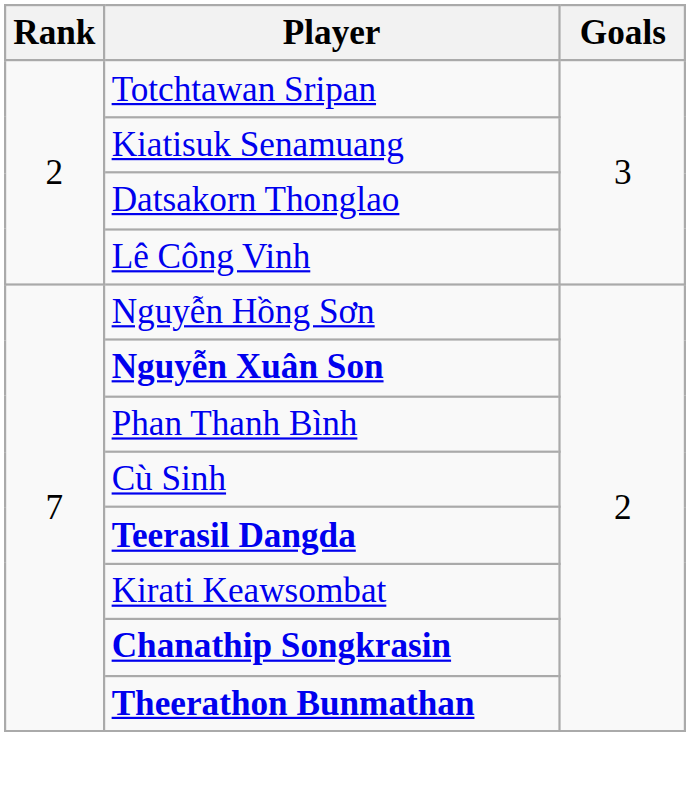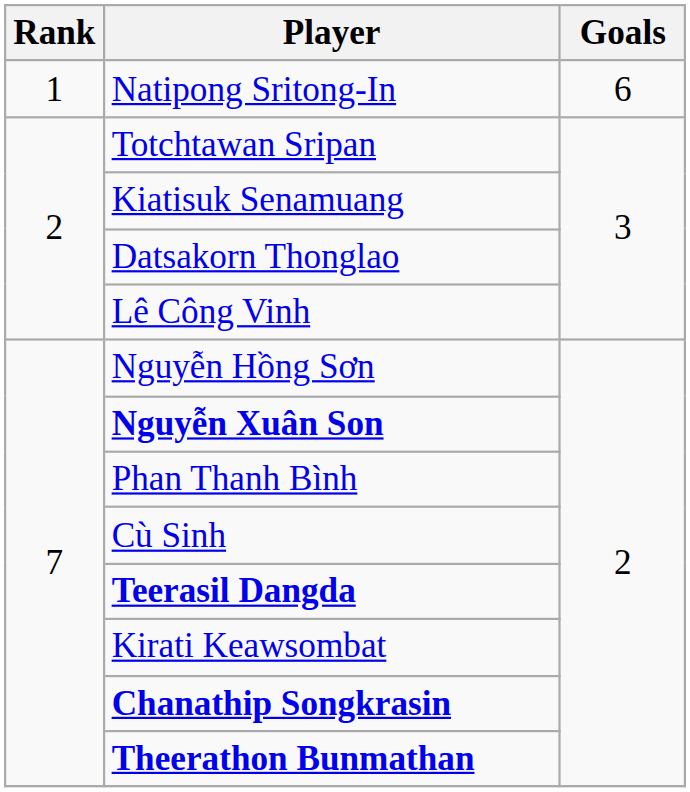+ row: (254, 88)
